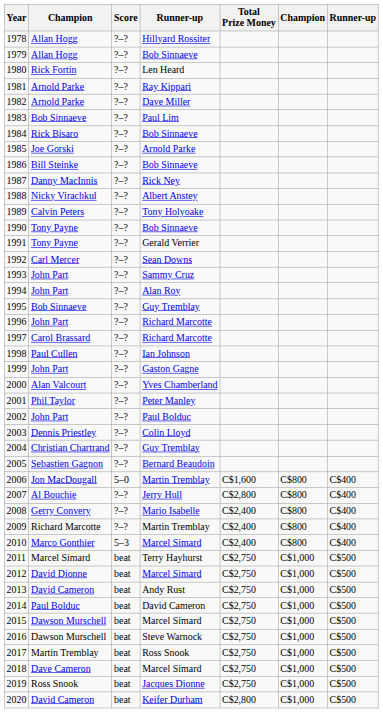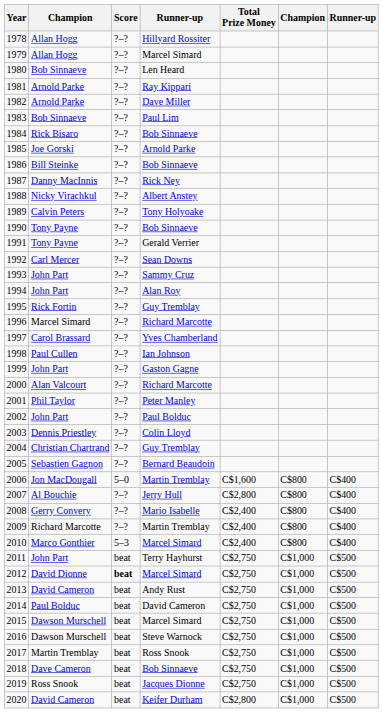(170, 54) Bob Sinnaeve -> (172, 54) Marcel Simard
(54, 70) Rick Fortin -> (59, 70) Bob Sinnaeve
(59, 306) Bob Sinnaeve -> (54, 306) Rick Fortin
(50, 322) John Part -> (61, 322) Marcel Simard
(177, 338) Richard Marcotte -> (180, 338) Yves Chamberland
(180, 385) Yves Chamberland -> (177, 385) Richard Marcotte
(61, 558) Marcel Simard -> (50, 558) John Part
(122, 574) normal -> (123, 574) bold
(172, 668) Marcel Simard -> (170, 668) Bob Sinnaeve
